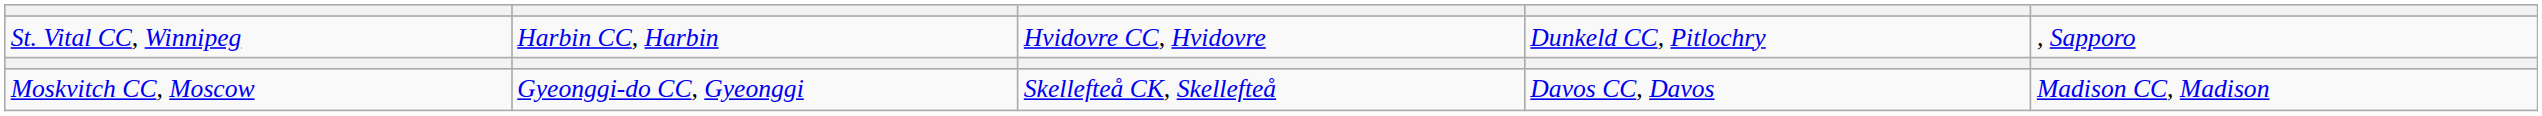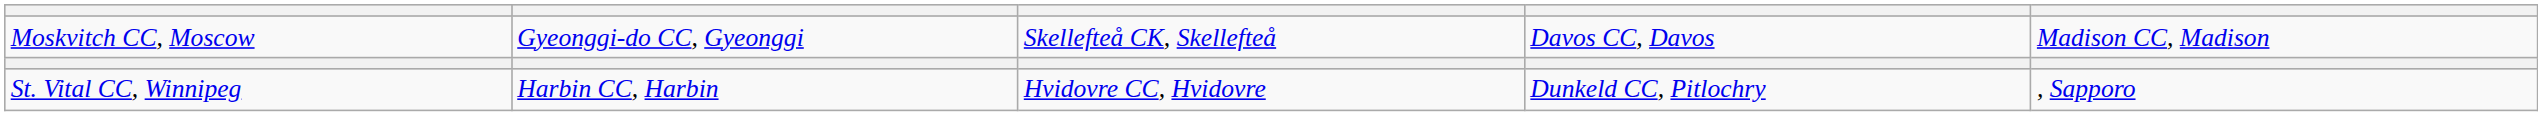rows swapped: (126, 36) <-> (133, 89)
